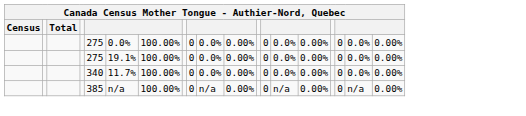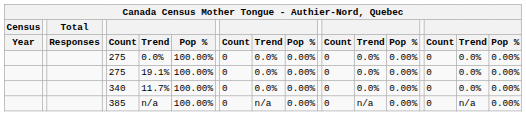+ row: (23, 42)
